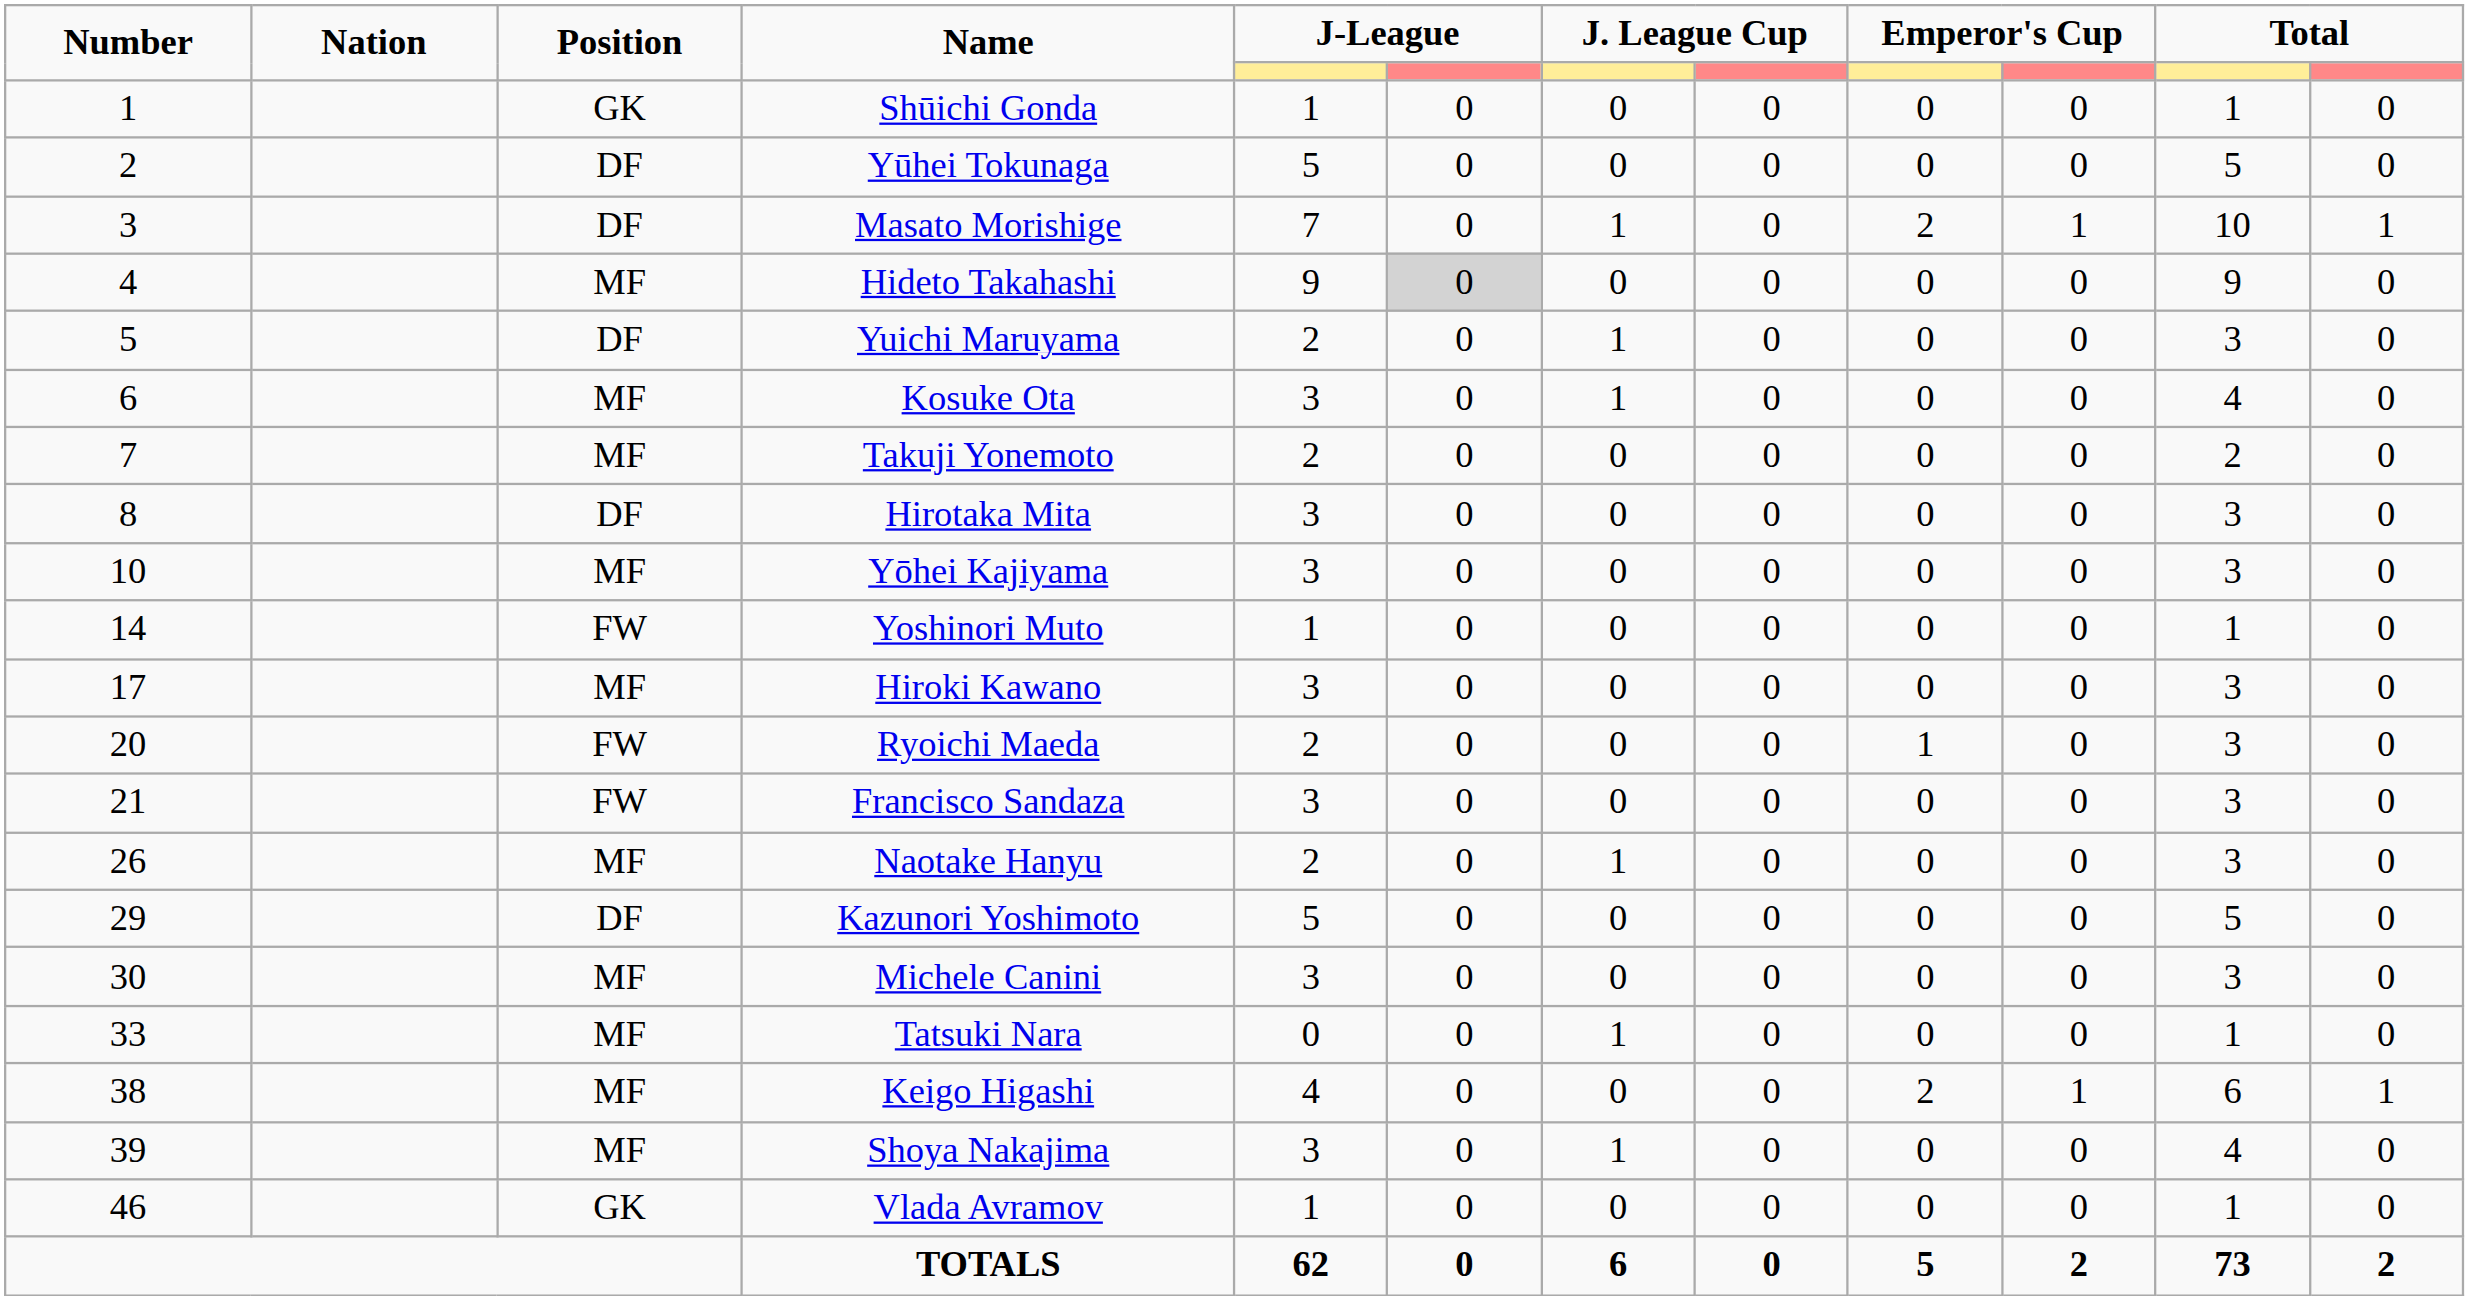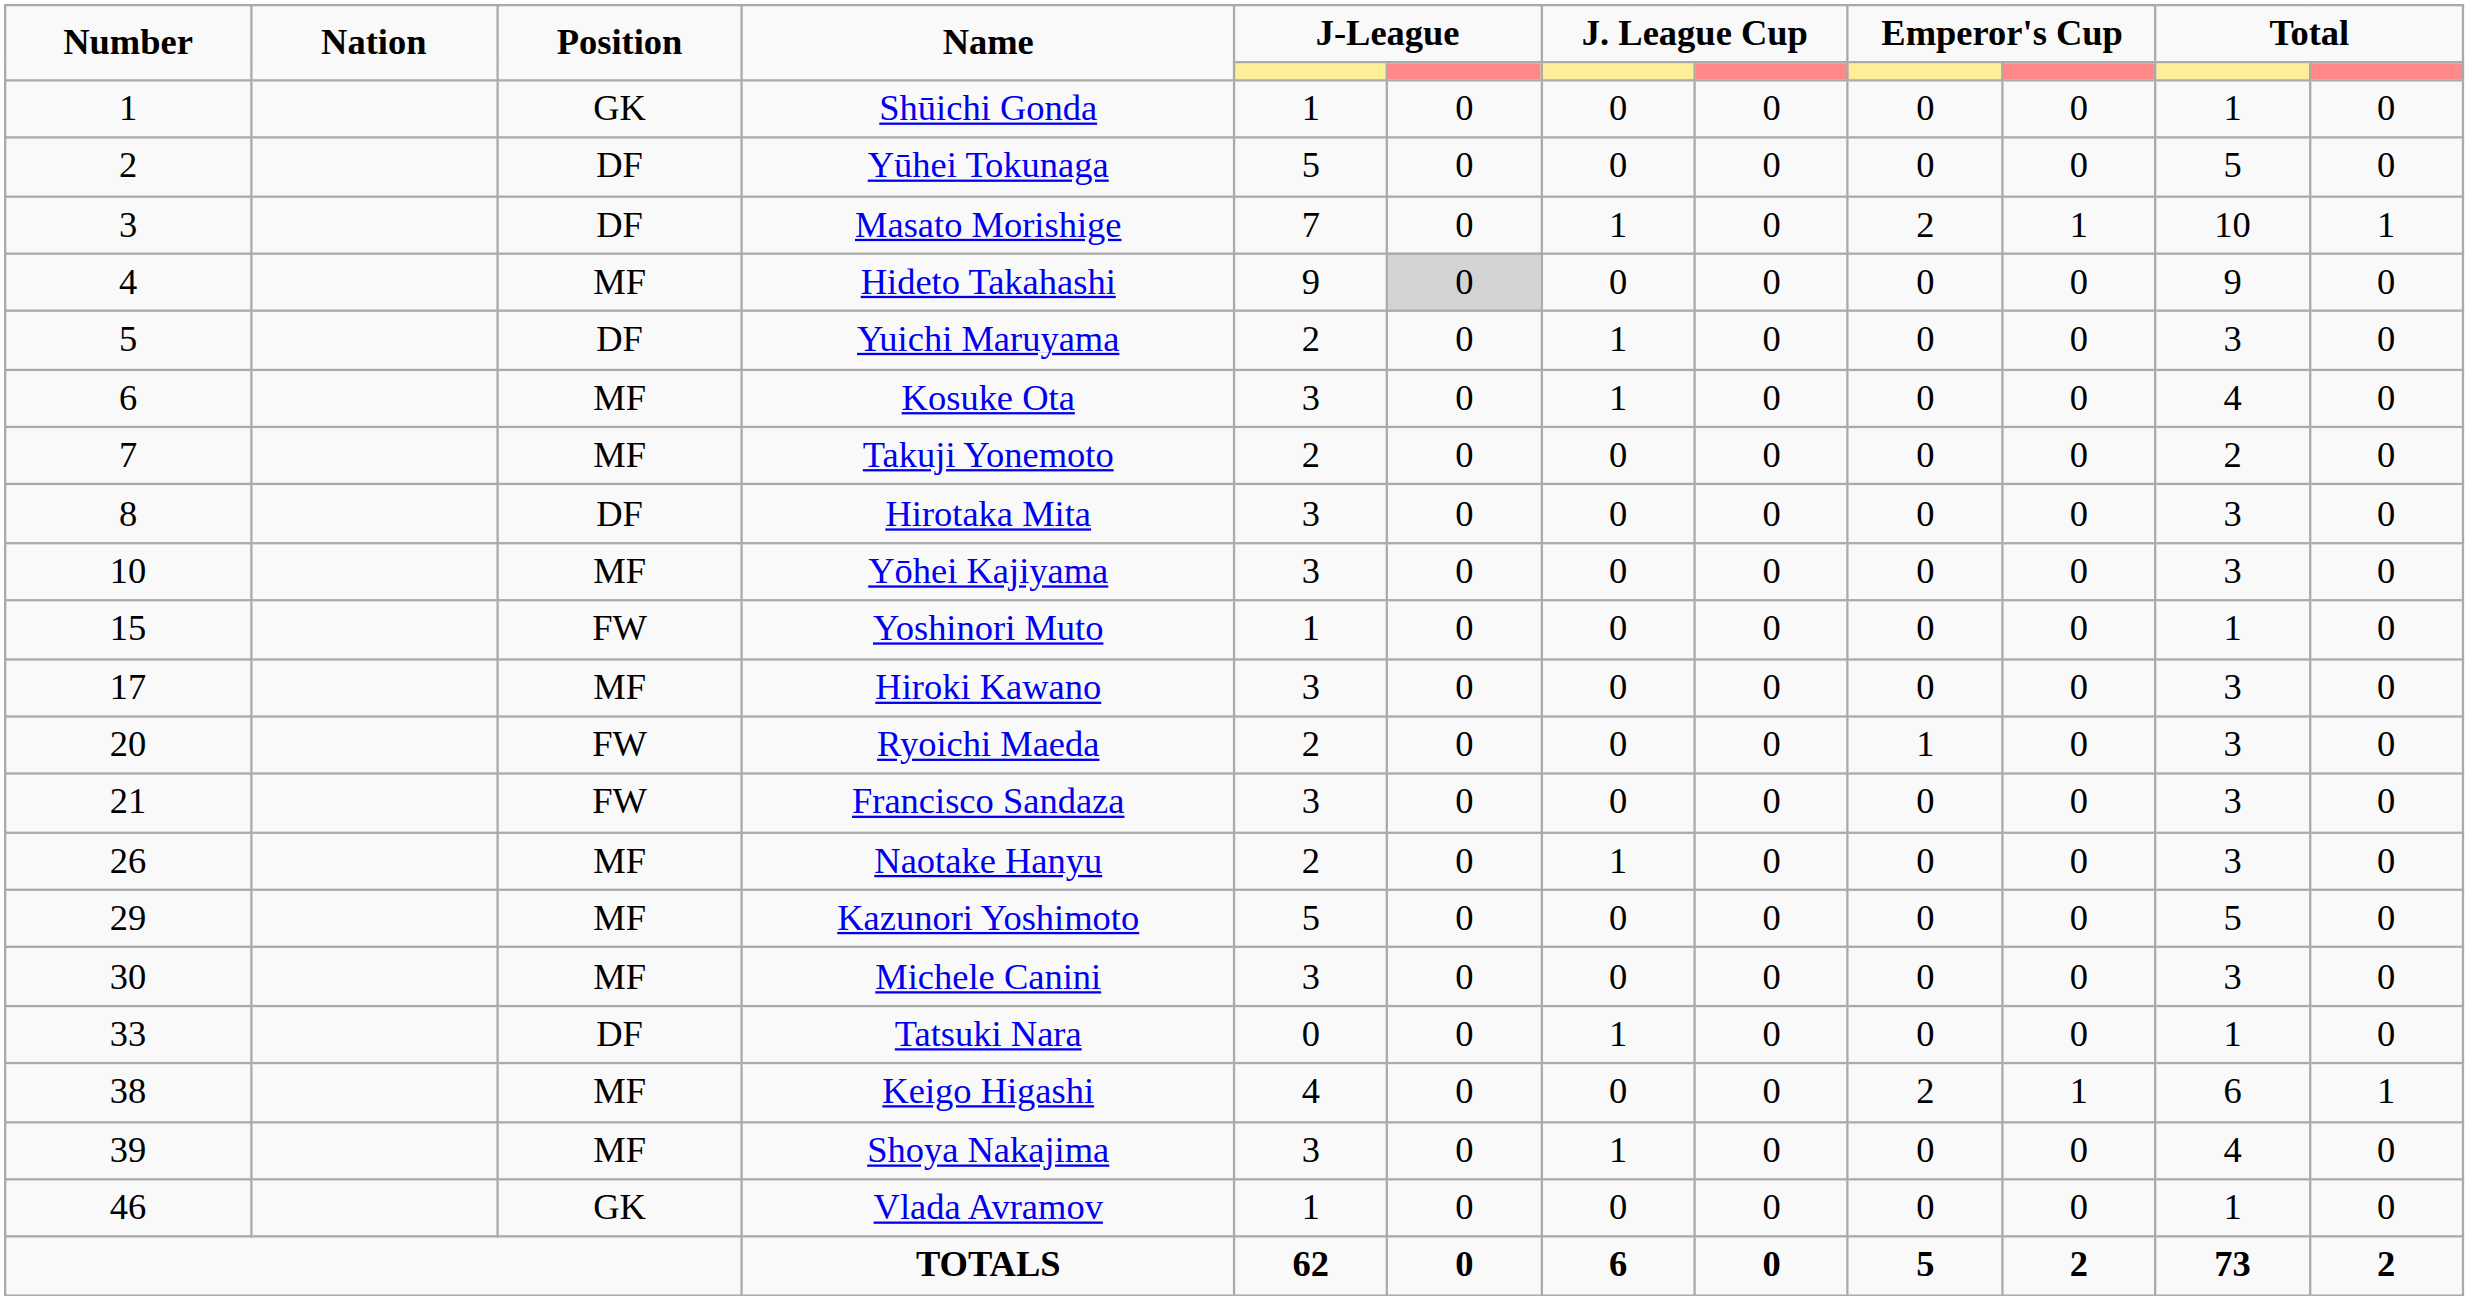(128, 628) 14 -> (128, 628) 15
(620, 918) DF -> (620, 918) MF
(620, 1033) MF -> (620, 1033) DF
